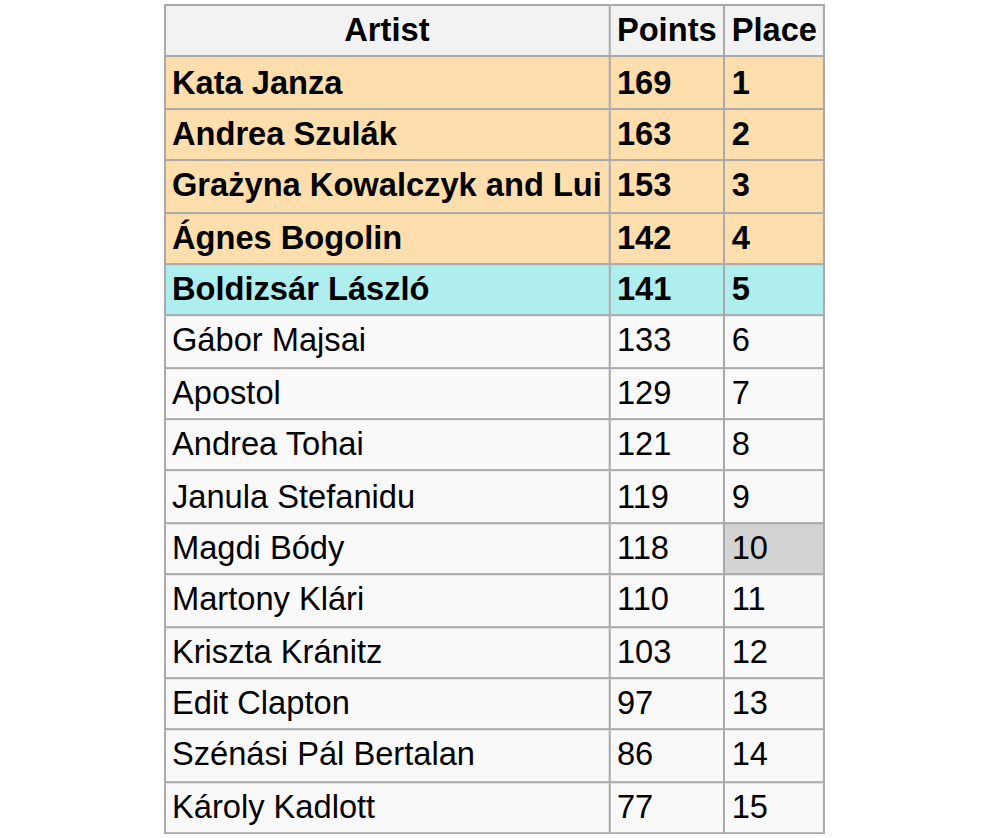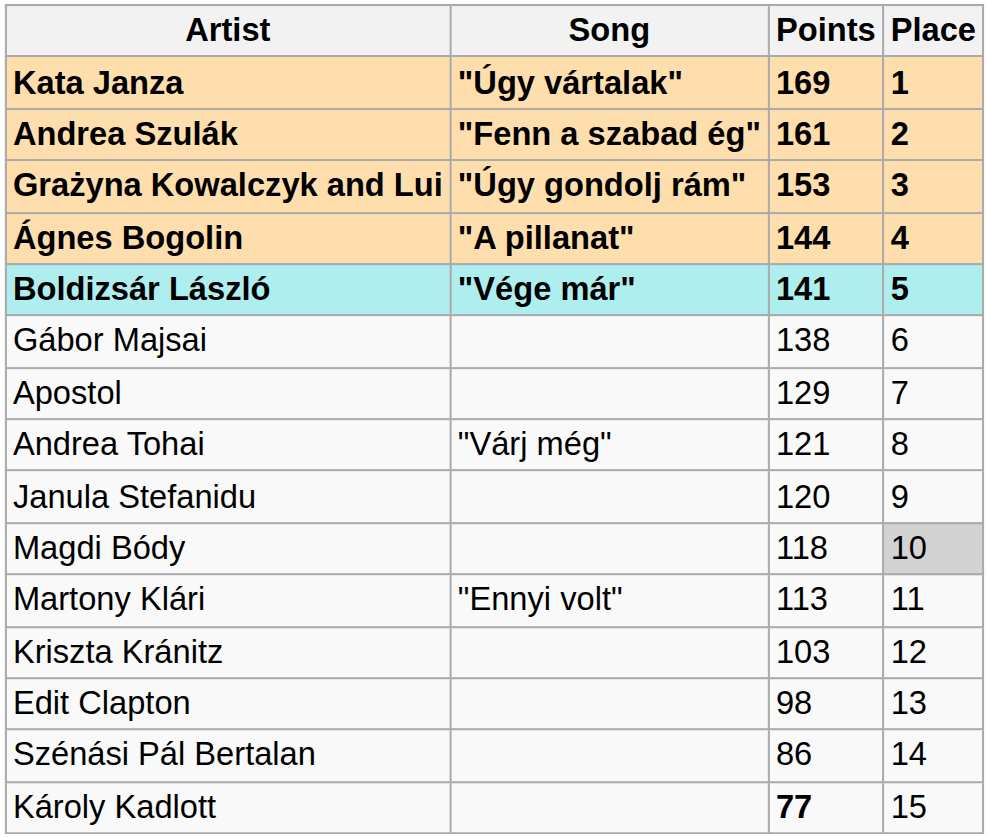+ column: (609, 30)
(644, 133) 163 -> (803, 133) 161
(644, 237) 142 -> (803, 237) 144
(644, 340) 133 -> (803, 340) 138
(643, 496) 119 -> (803, 496) 120
(643, 599) 110 -> (802, 599) 113
(635, 703) 97 -> (794, 703) 98
(635, 806) normal -> (794, 806) bold
